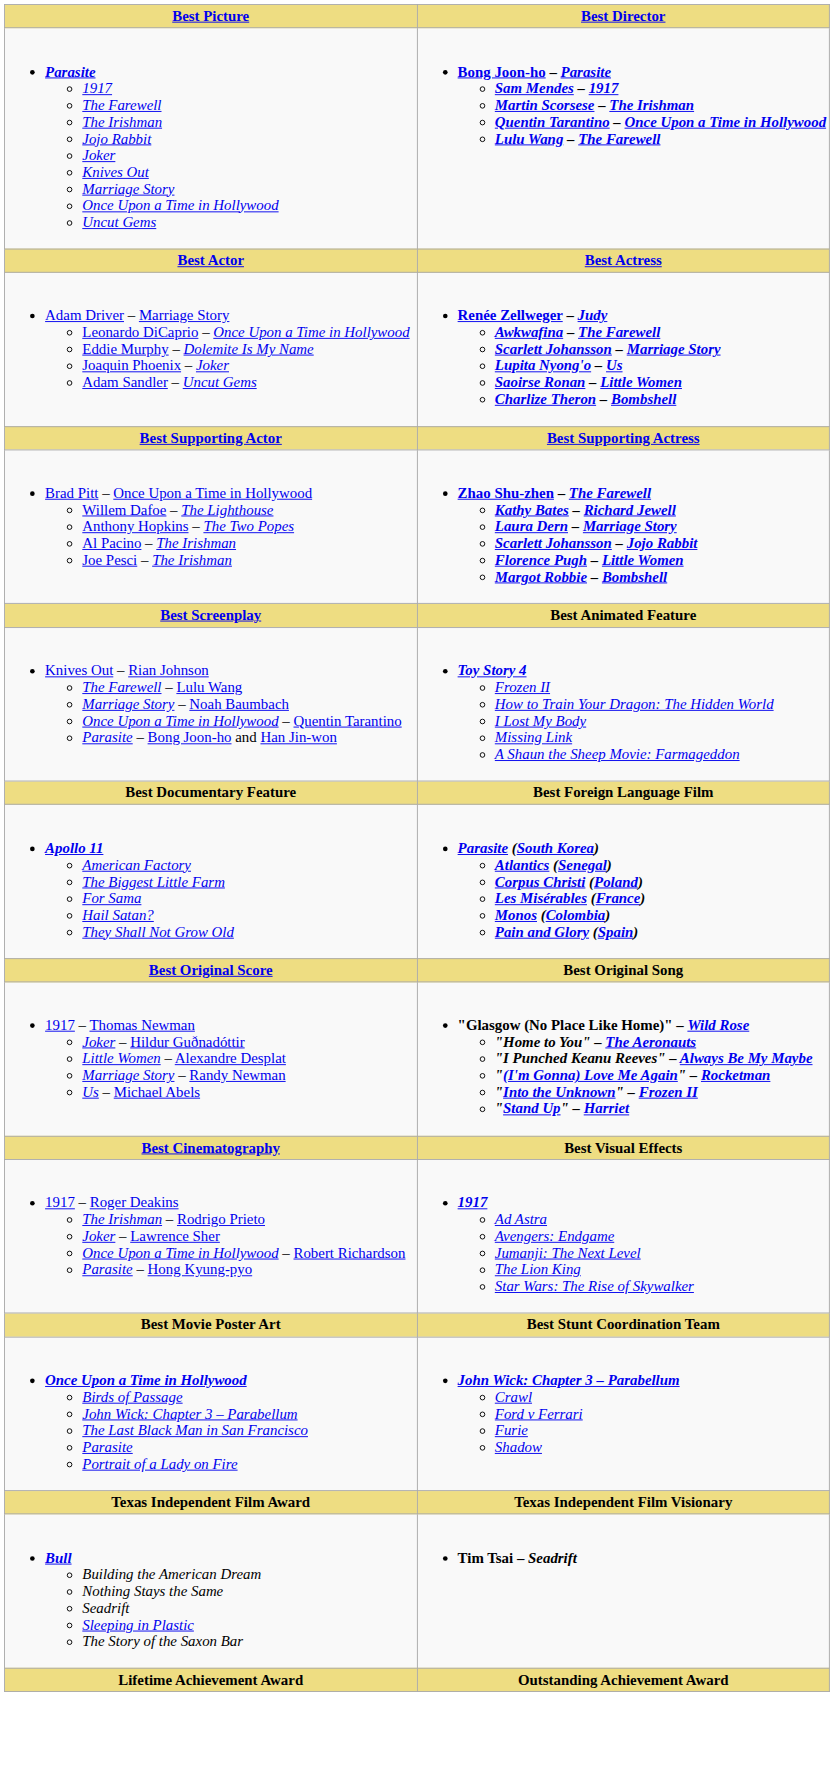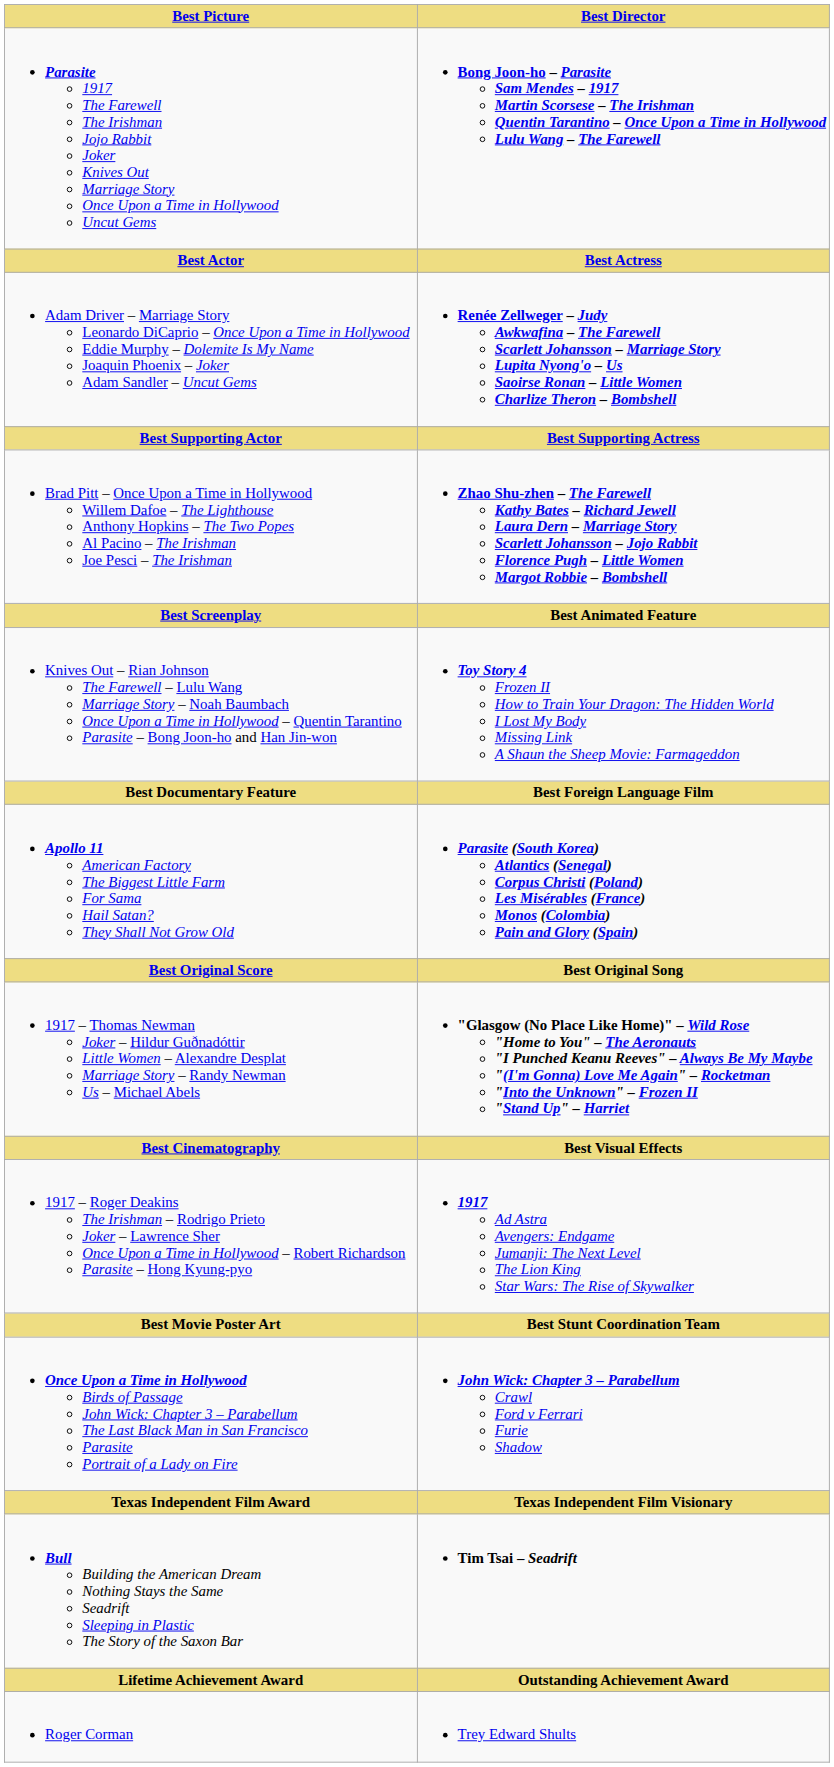+ row: (211, 1735)
